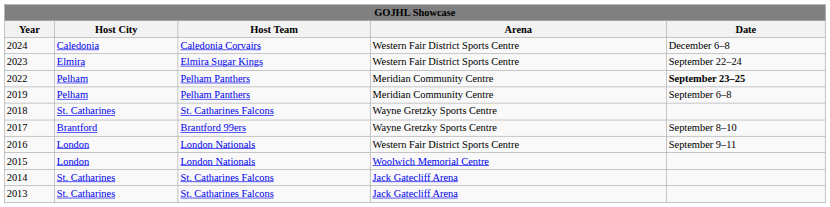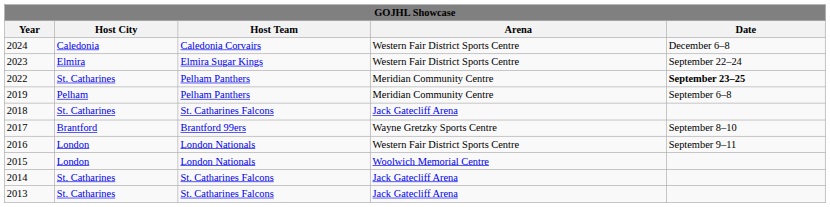(72, 78) Pelham -> (86, 78) St. Catharines
(435, 111) Wayne Gretzky Sports Centre -> (415, 111) Jack Gatecliff Arena
